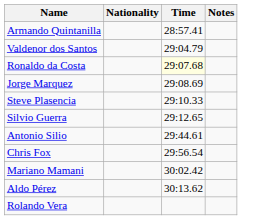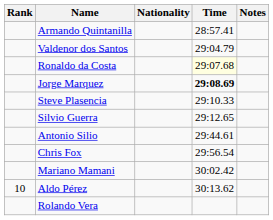+ column: (20, 13)
(183, 83) normal -> (215, 83) bold
